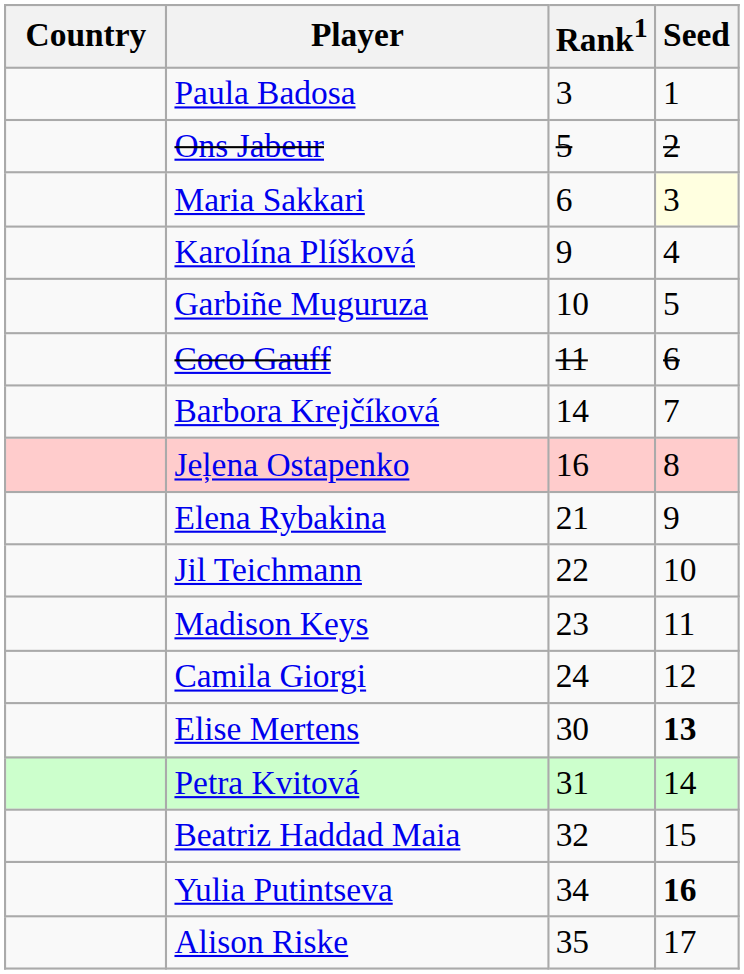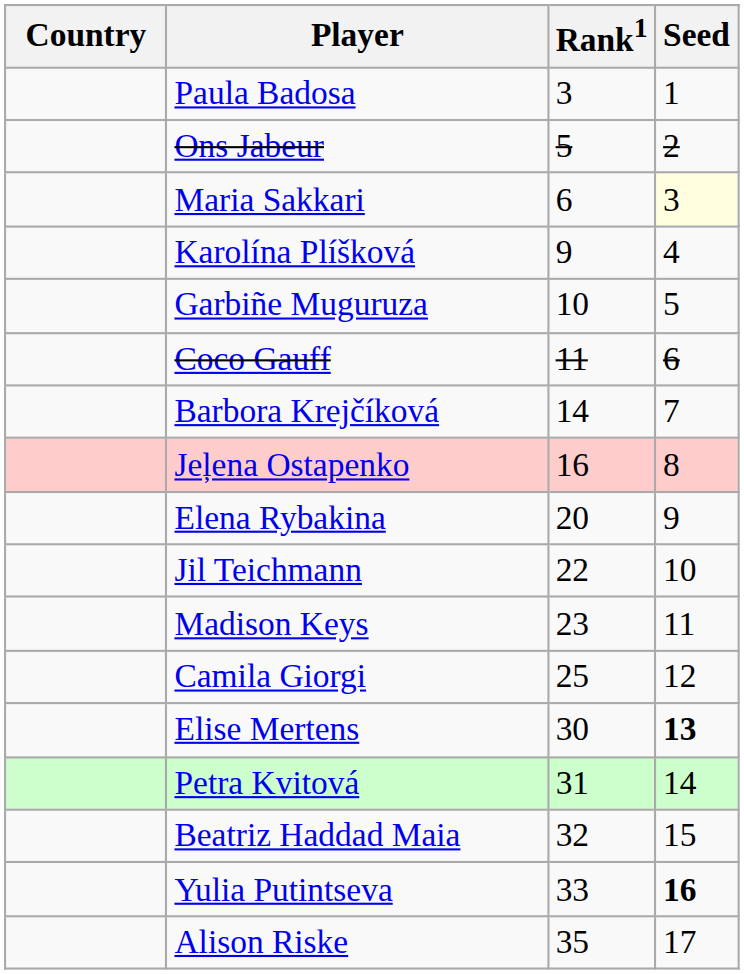(572, 517) 21 -> (572, 517) 20
(572, 676) 24 -> (572, 676) 25
(572, 888) 34 -> (572, 888) 33
